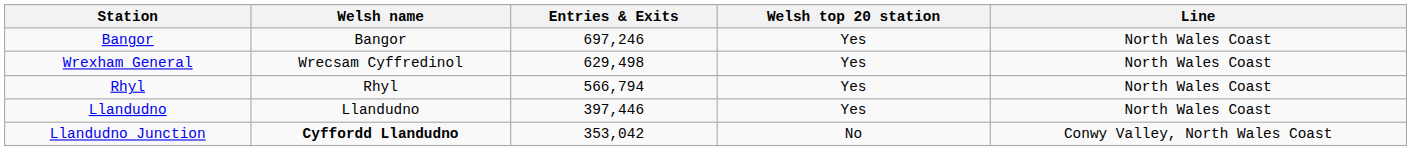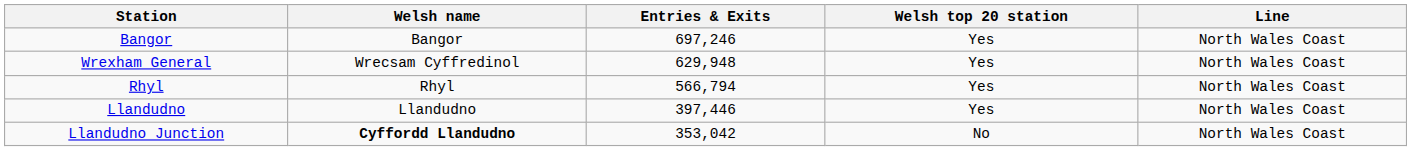(614, 63) 629,498 -> (705, 63) 629,948
(1198, 134) Conwy Valley, North Wales Coast -> (1272, 134) North Wales Coast
